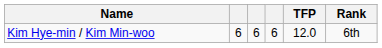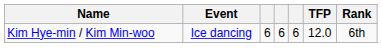+ column: (221, 14)
